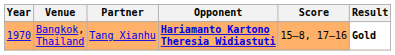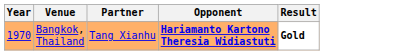- column: (314, 13)
